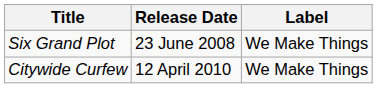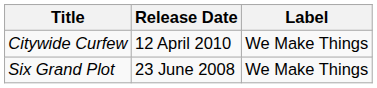rows swapped: (61, 43) <-> (68, 69)
